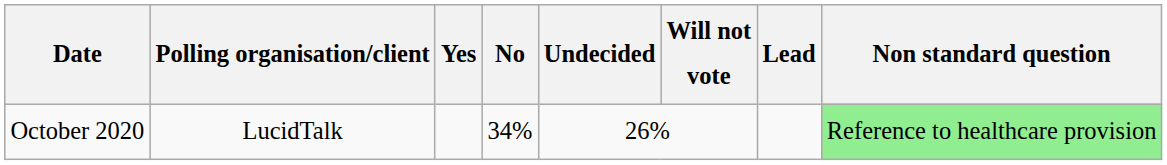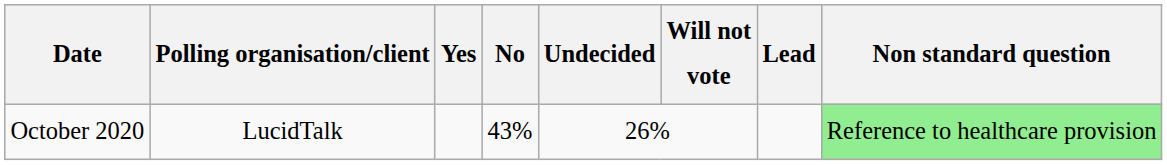(510, 130) 34% -> (510, 130) 43%
